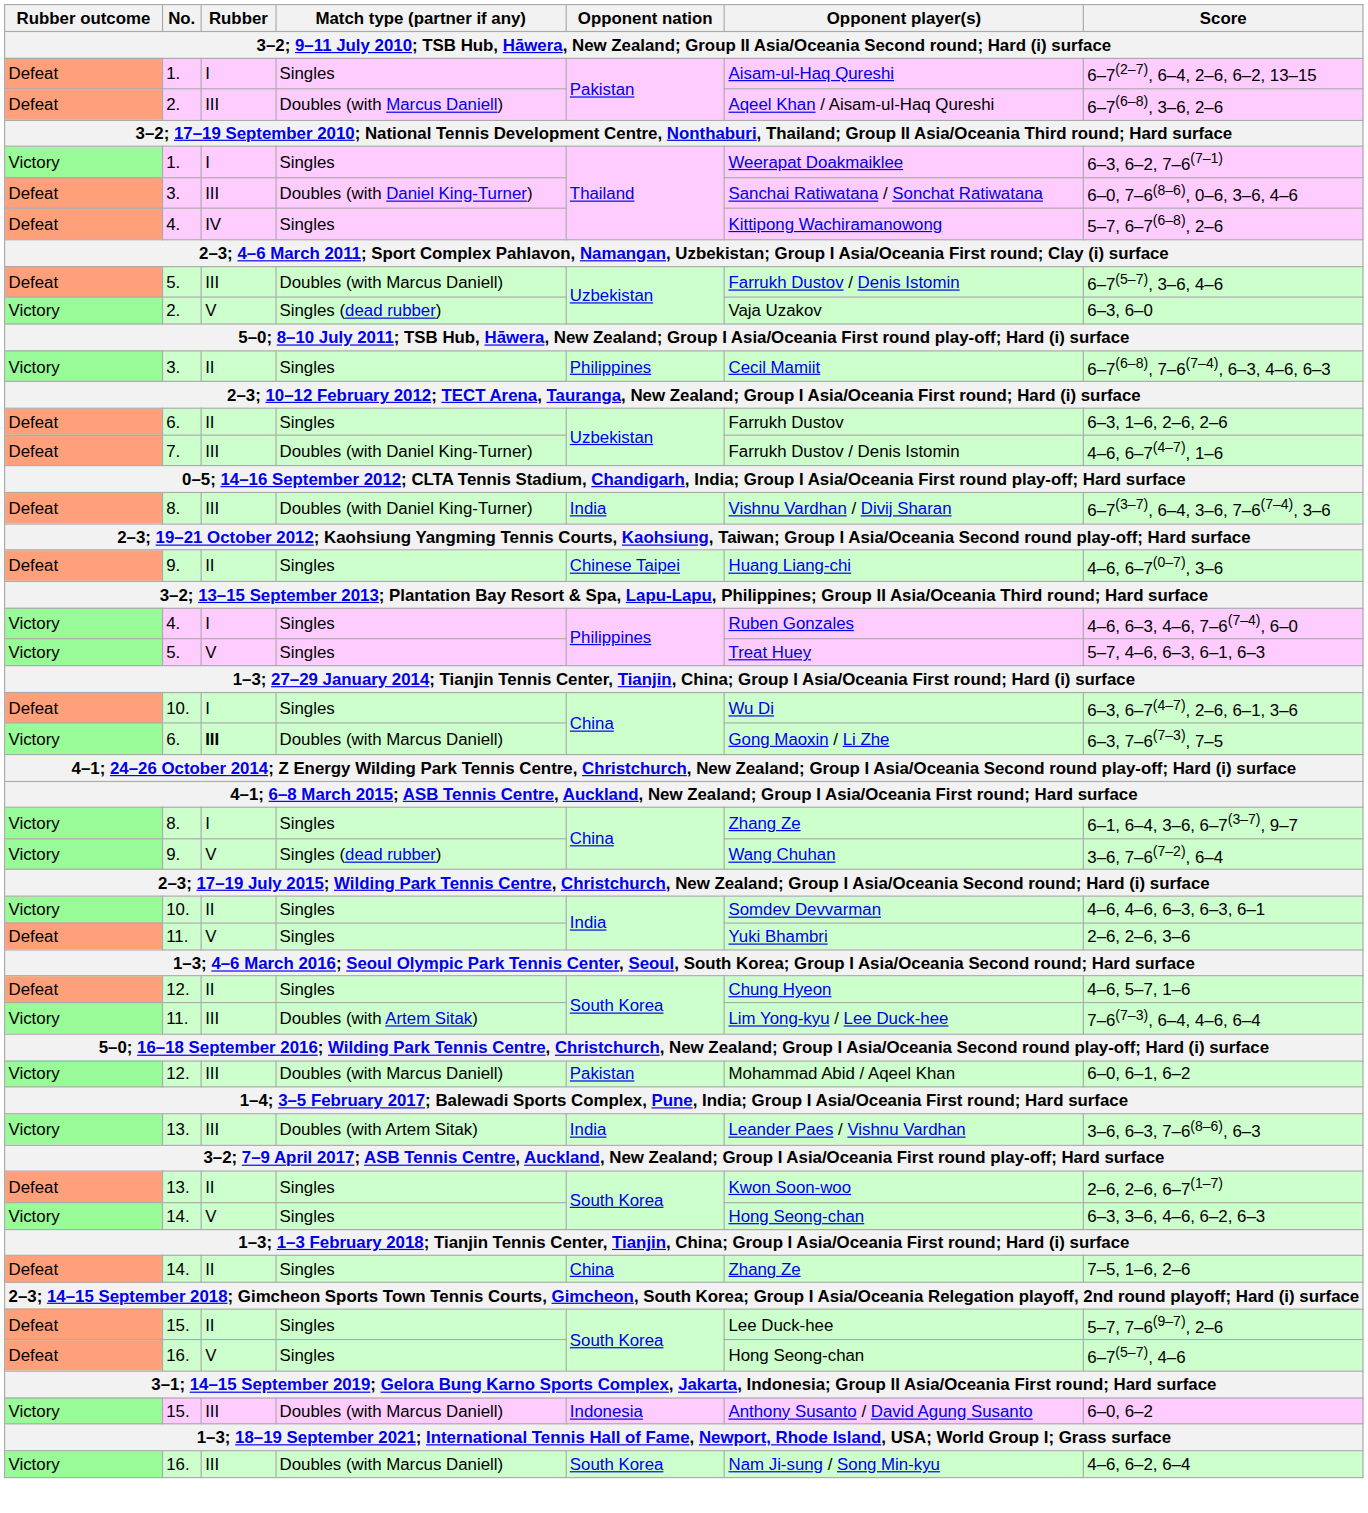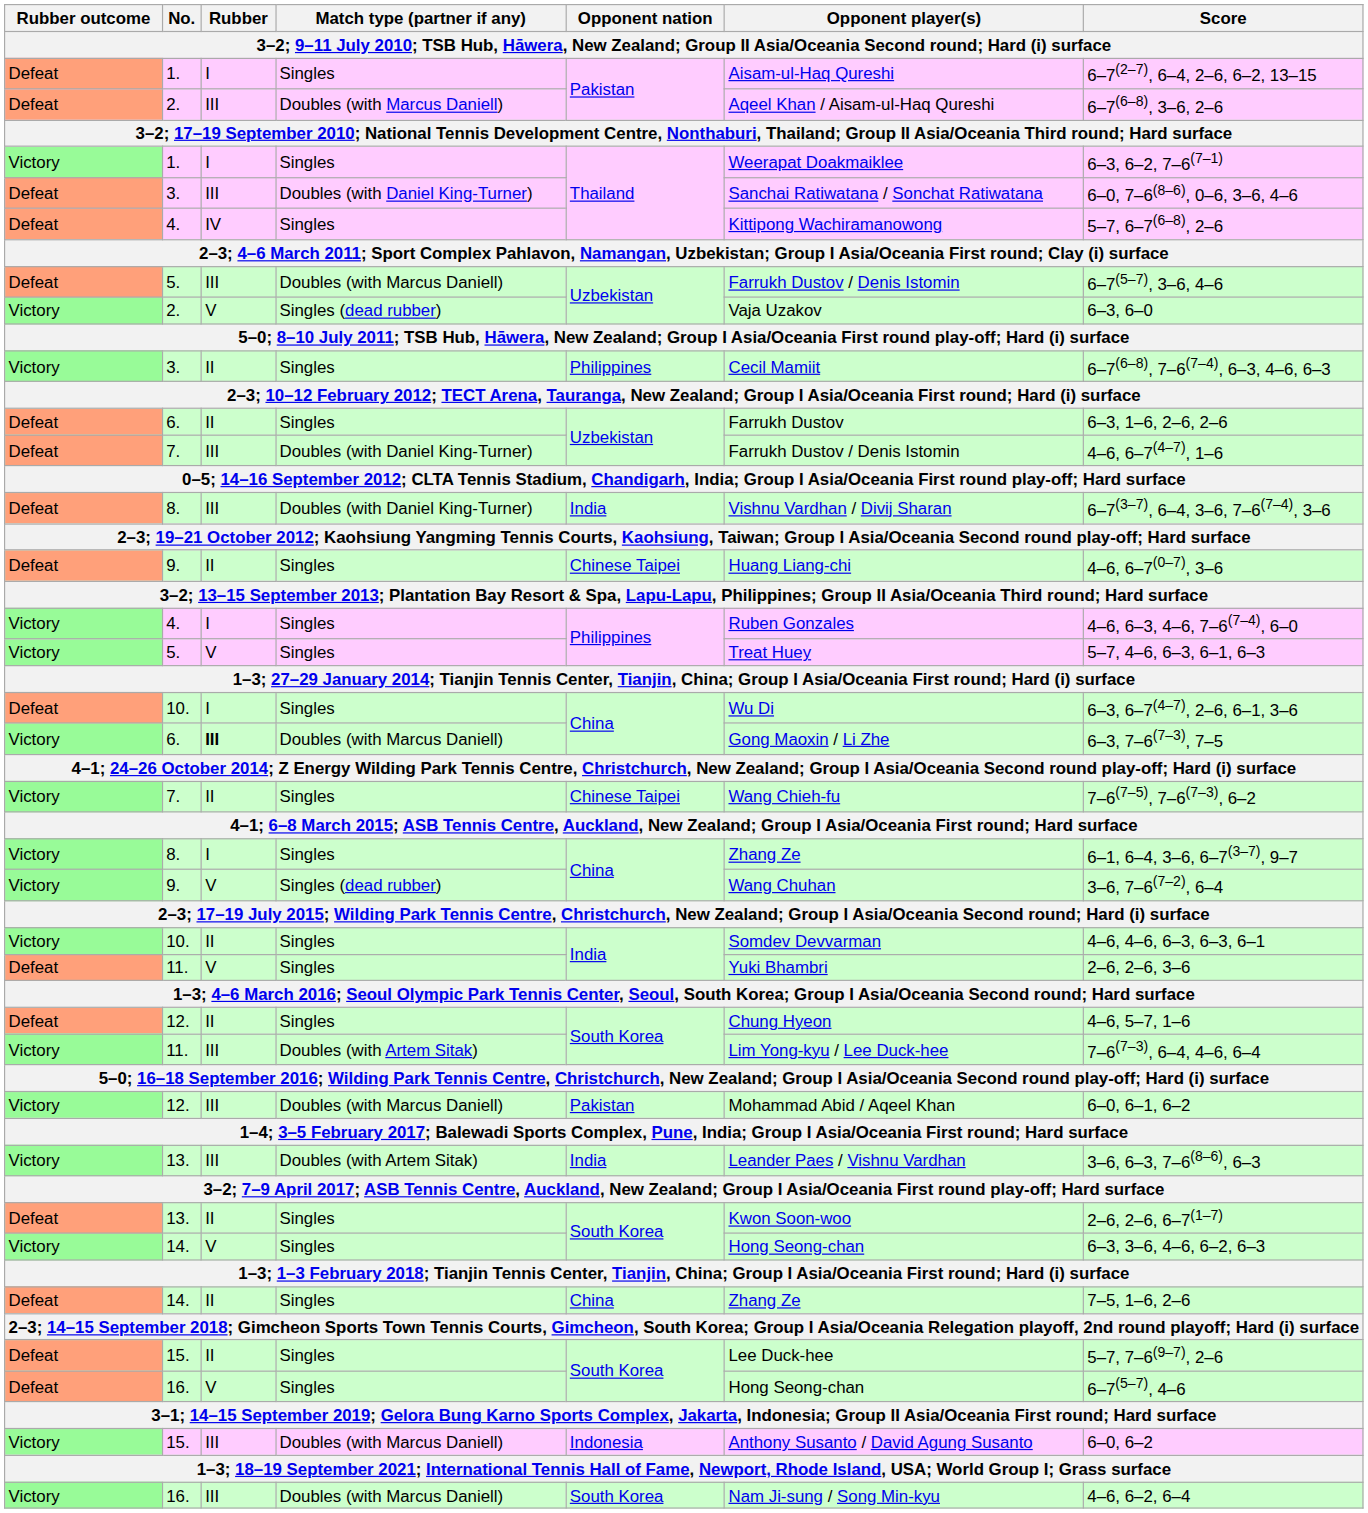+ row: (34, 797)
